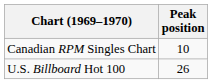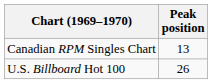(183, 48) 10 -> (183, 48) 13
